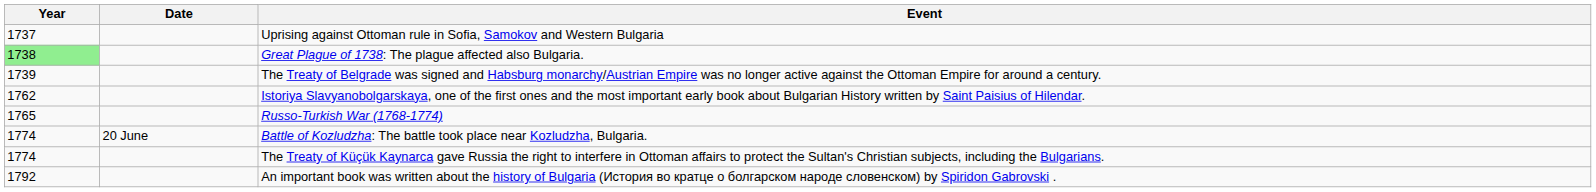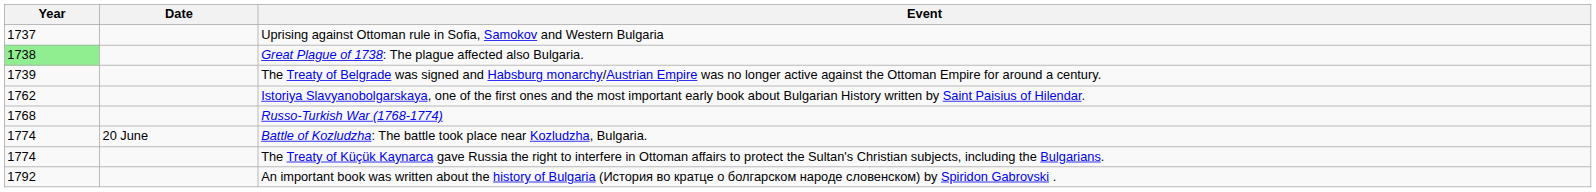(22, 116) 1765 -> (22, 116) 1768
